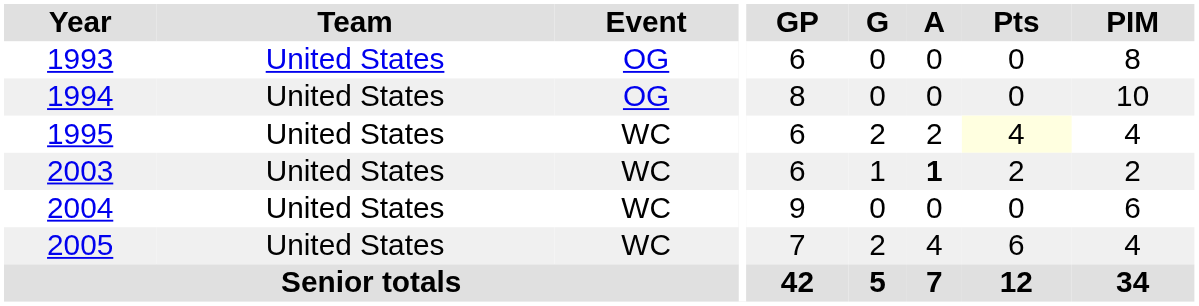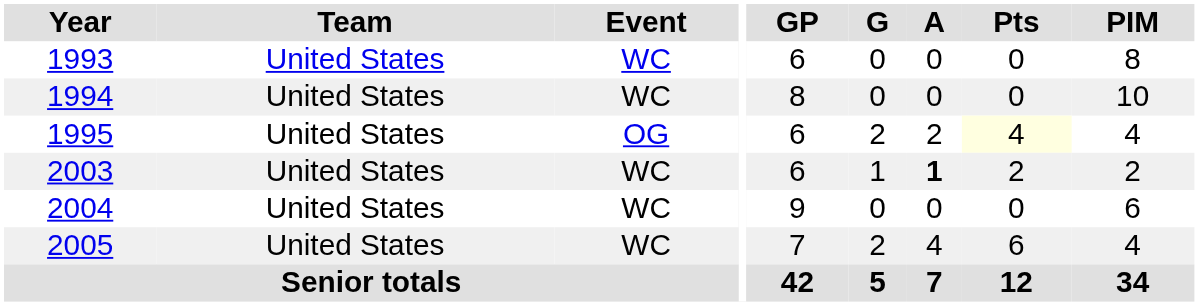(646, 59) OG -> (646, 59) WC
(646, 96) OG -> (646, 96) WC
(646, 133) WC -> (646, 133) OG
